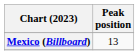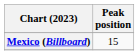(113, 41) 13 -> (113, 41) 15
